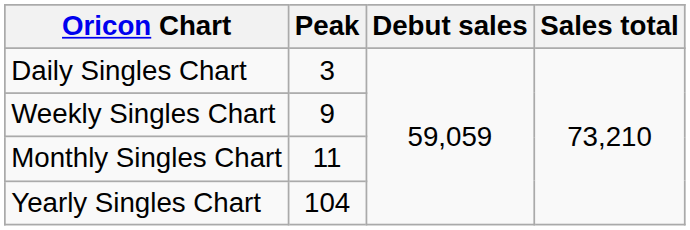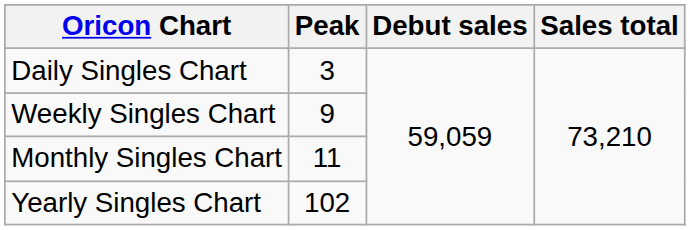(327, 202) 104 -> (327, 202) 102
